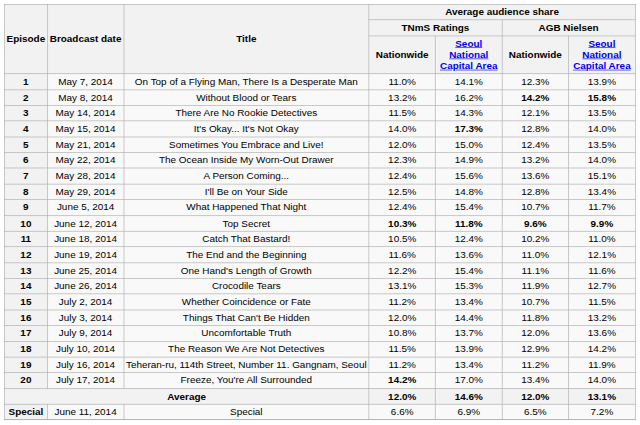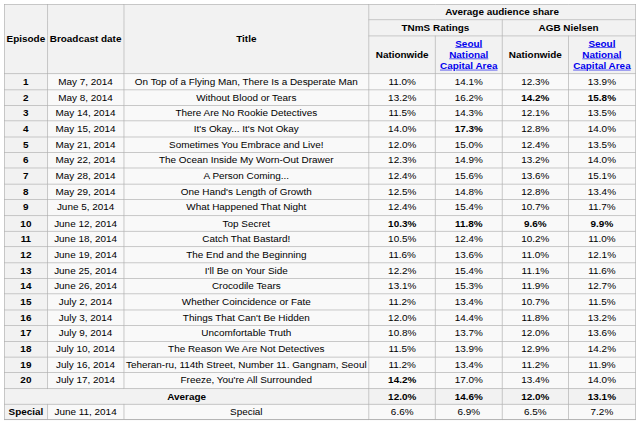(246, 192) I'll Be on Your Side -> (246, 192) One Hand's Length of Growth
(246, 270) One Hand's Length of Growth -> (246, 270) I'll Be on Your Side
